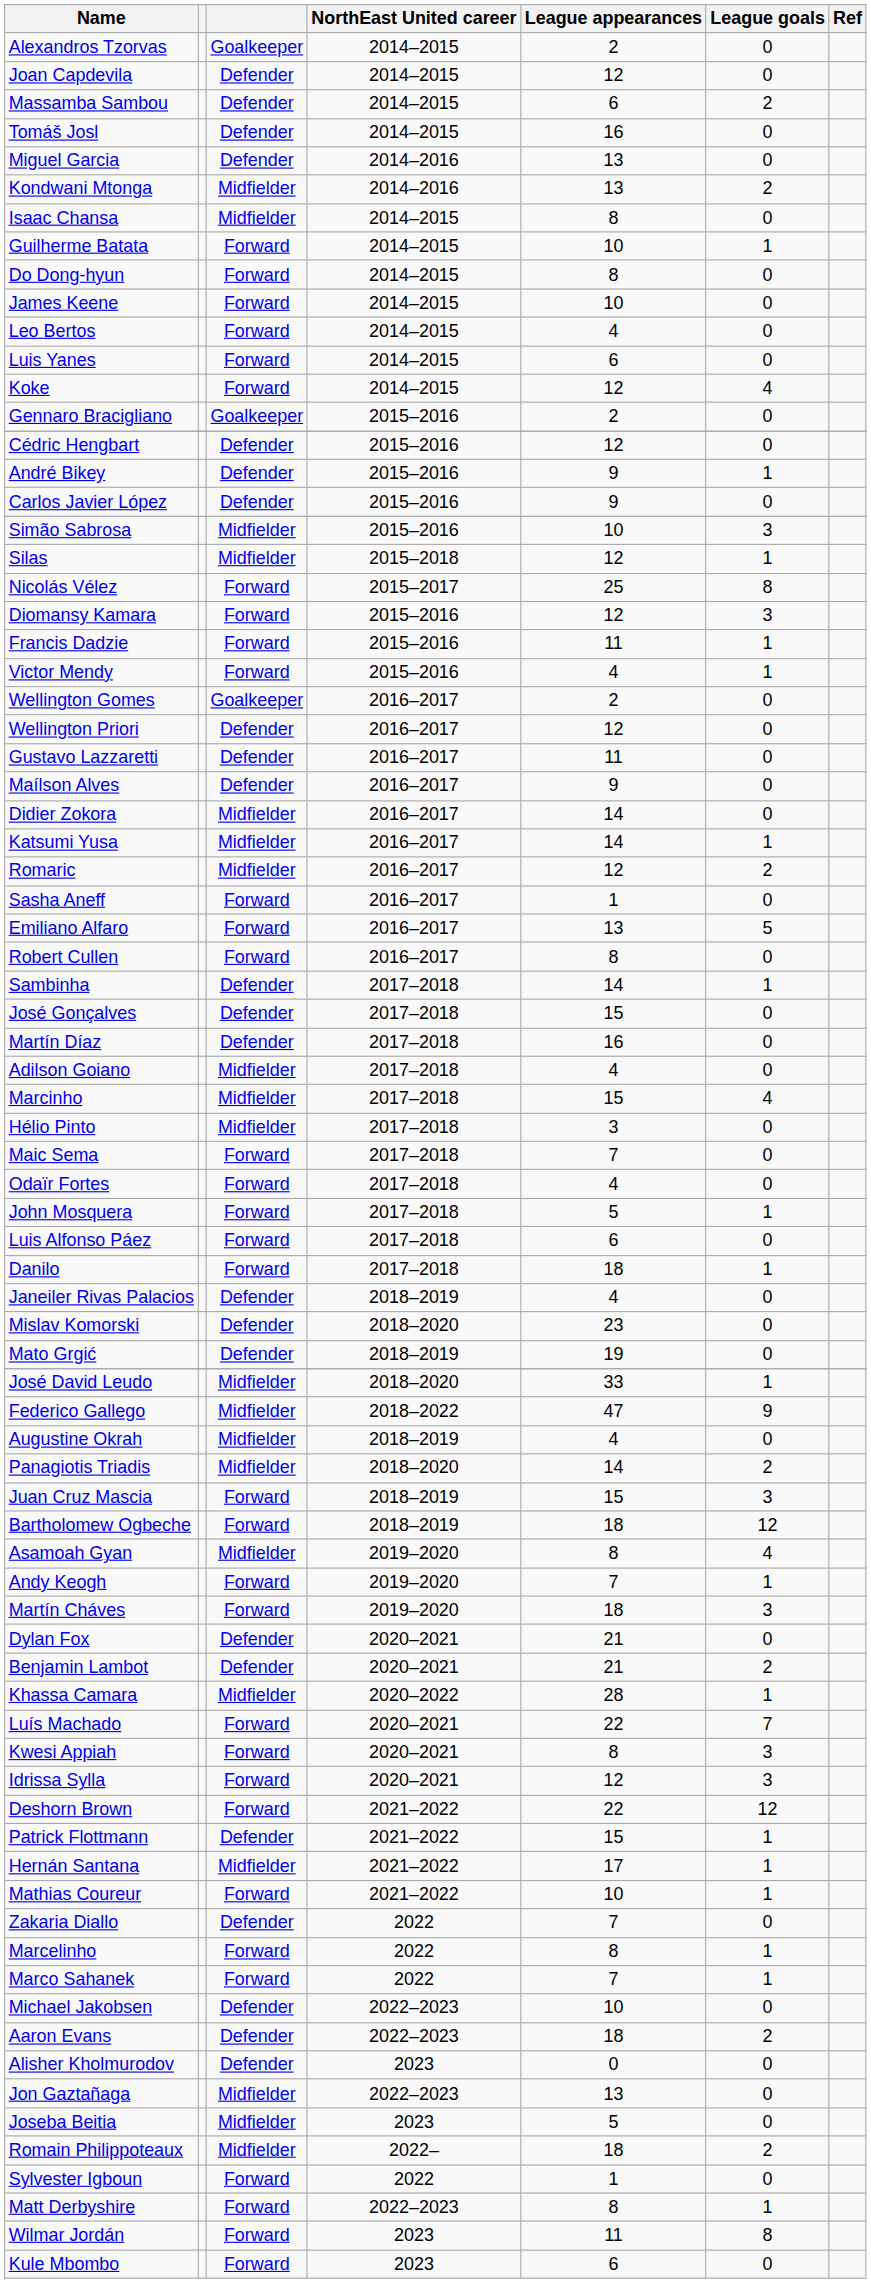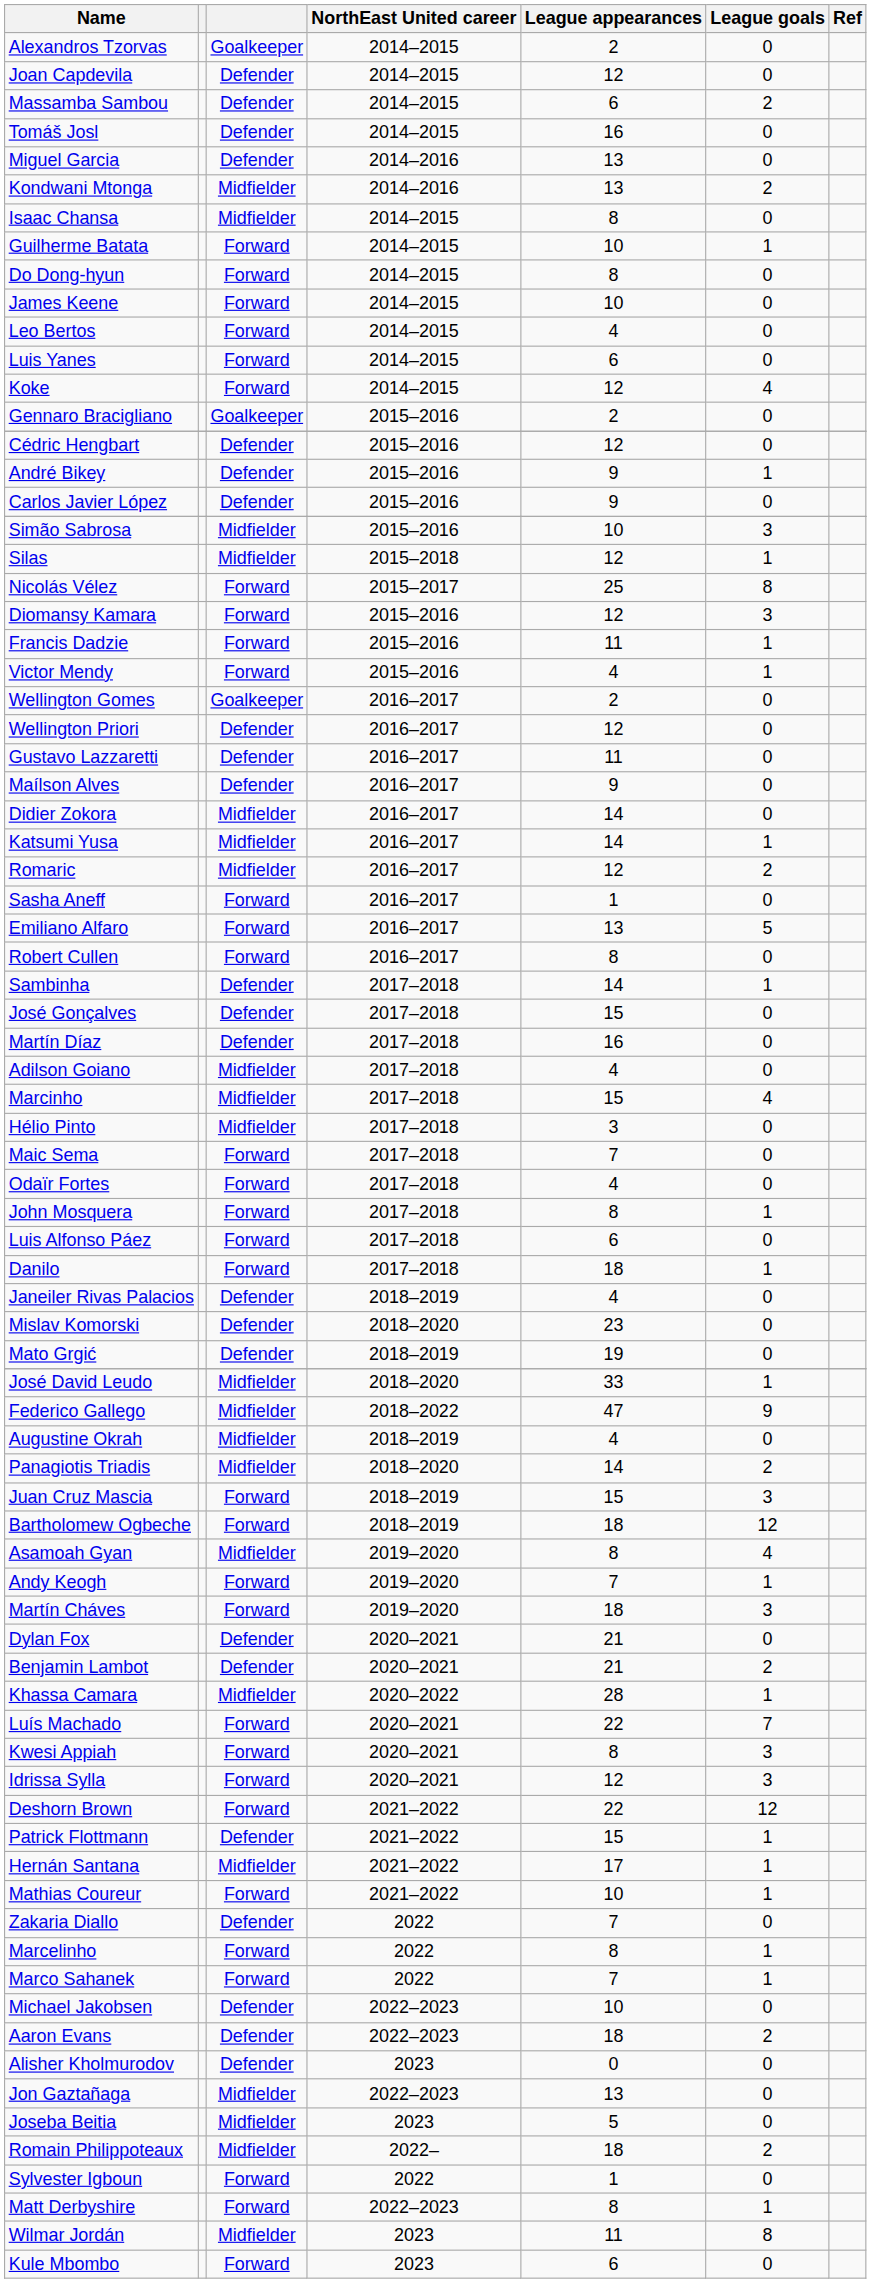(613, 1212) 5 -> (613, 1212) 8
(257, 2235) Forward -> (257, 2235) Midfielder
